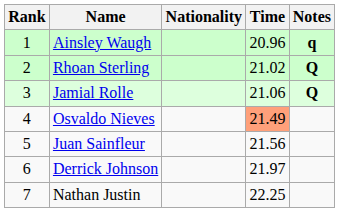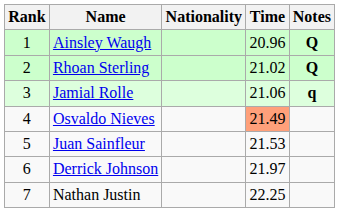(312, 42) q -> (312, 42) Q
(312, 93) Q -> (312, 93) q
(267, 144) 21.56 -> (267, 144) 21.53
